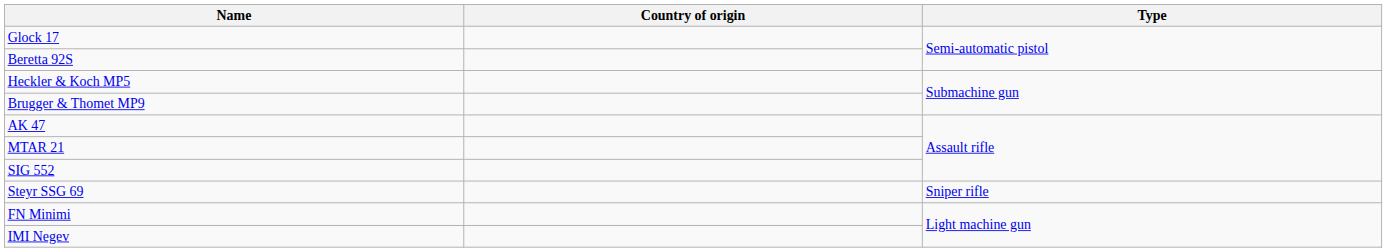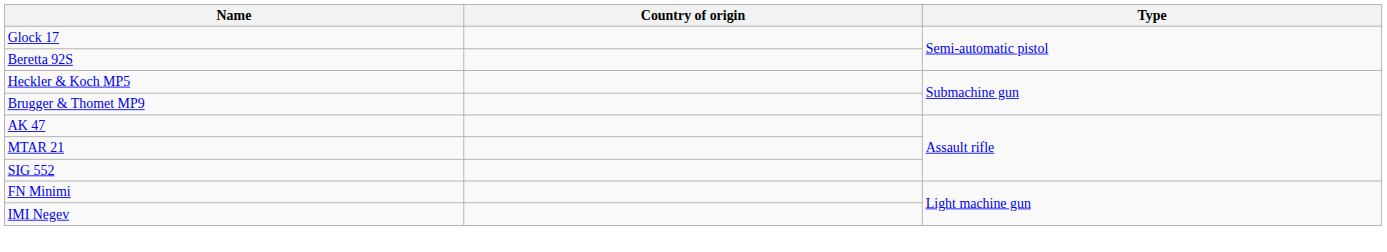- row: (46, 192)
